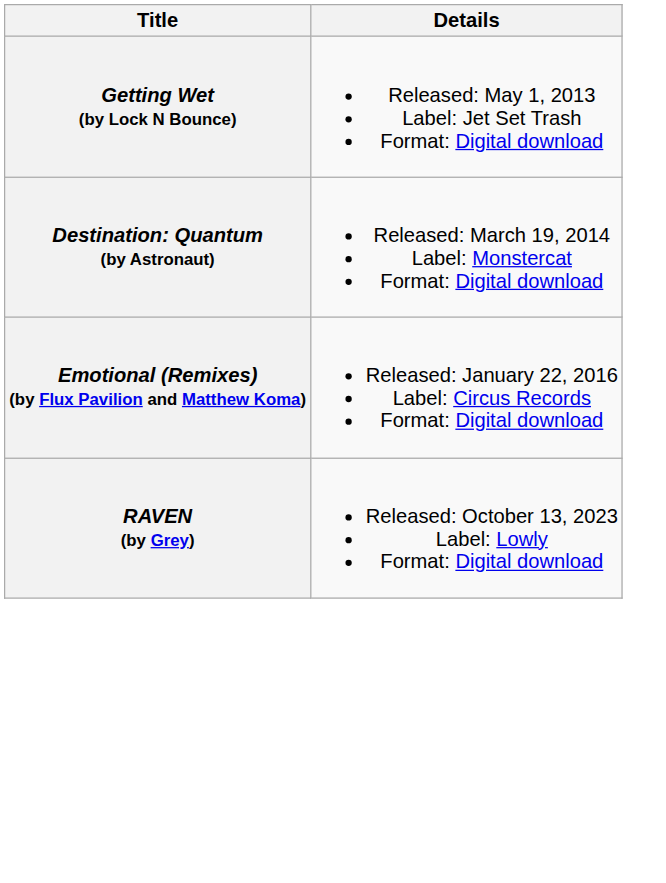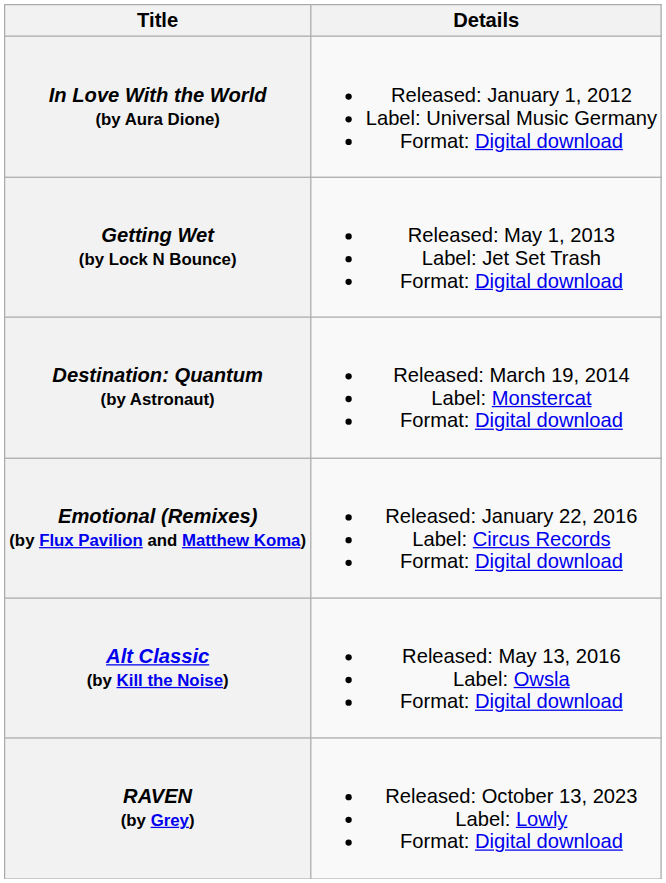+ row: (158, 106)
+ row: (158, 667)
